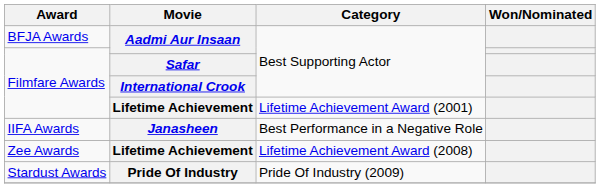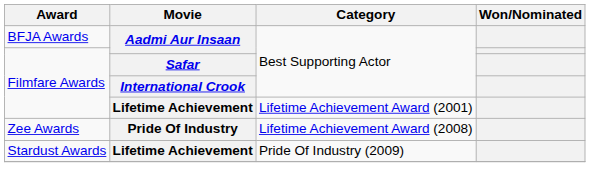- row: (43, 129)
(183, 150) Lifetime Achievement -> (183, 129) Pride Of Industry
(183, 172) Pride Of Industry -> (183, 150) Lifetime Achievement
